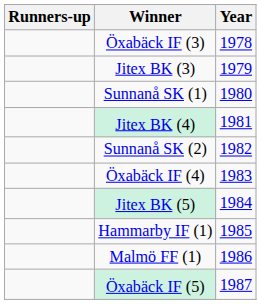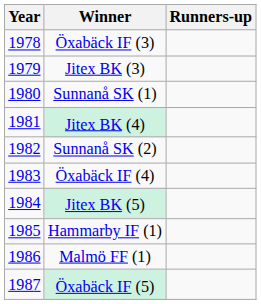columns swapped: (236, 17) <-> (50, 17)
